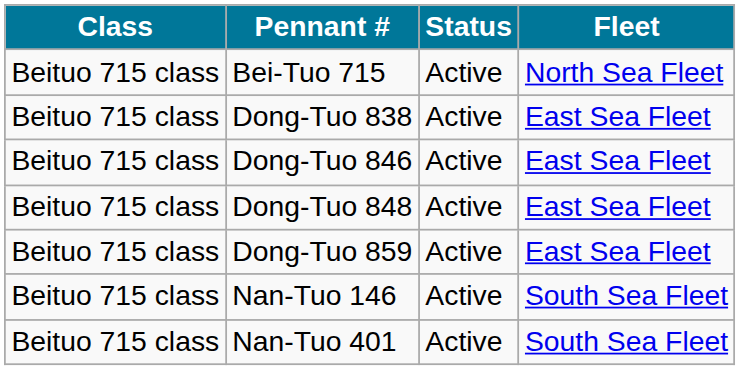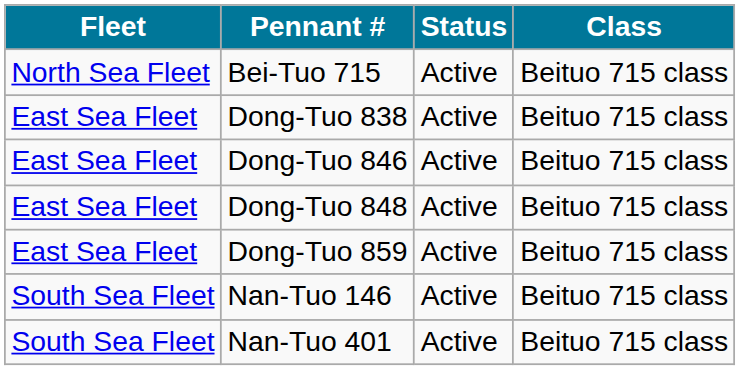columns swapped: (115, 26) <-> (627, 26)
